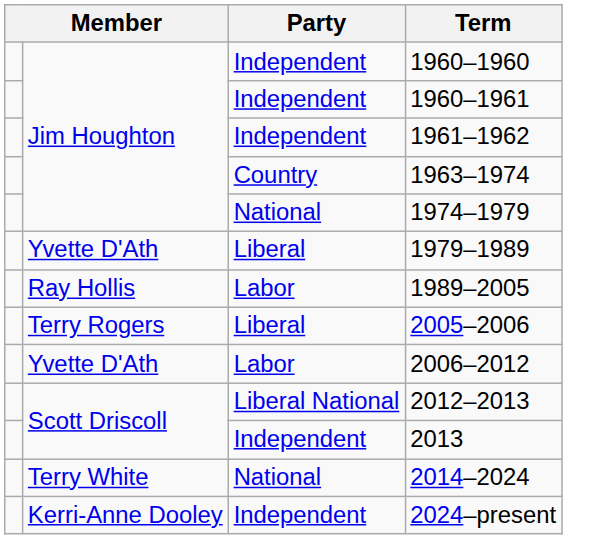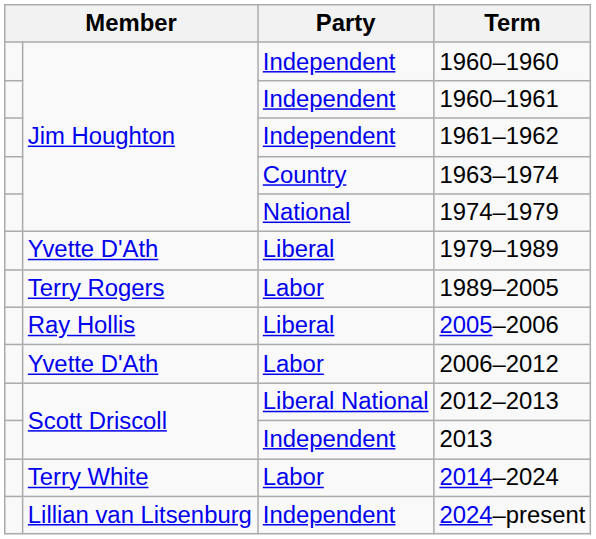(82, 288) Ray Hollis -> (96, 288) Terry Rogers
(96, 325) Terry Rogers -> (82, 325) Ray Hollis
(277, 477) National -> (293, 477) Labor
(125, 514) Kerri-Anne Dooley -> (140, 514) Lillian van Litsenburg
